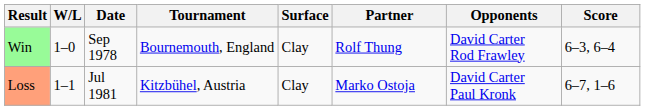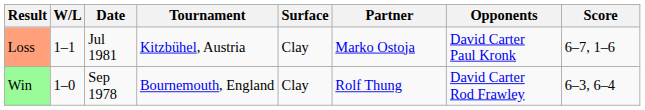rows swapped: (20, 46) <-> (21, 85)
